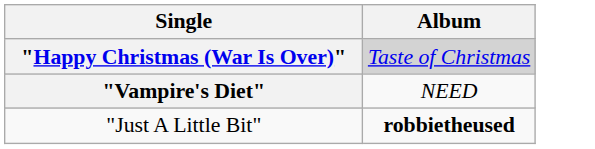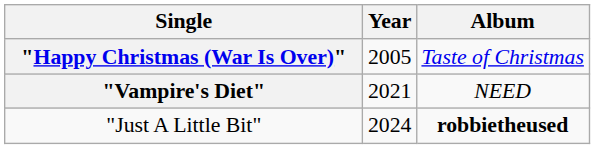+ column: (390, 21)
(449, 56) lightgrey background -> (503, 56) no background
